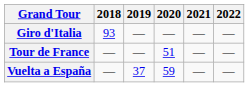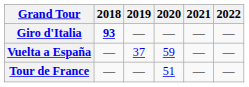(109, 33) normal -> (109, 33) bold
rows swapped: (49, 52) <-> (49, 71)
